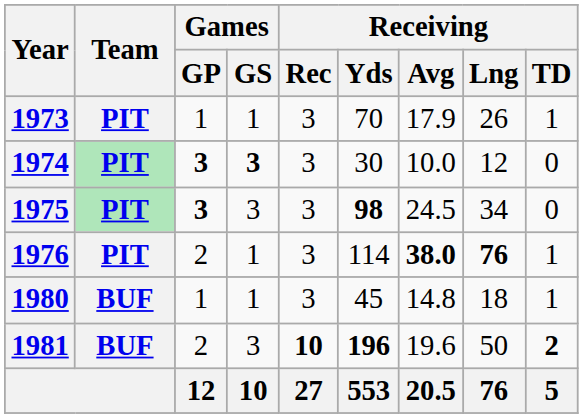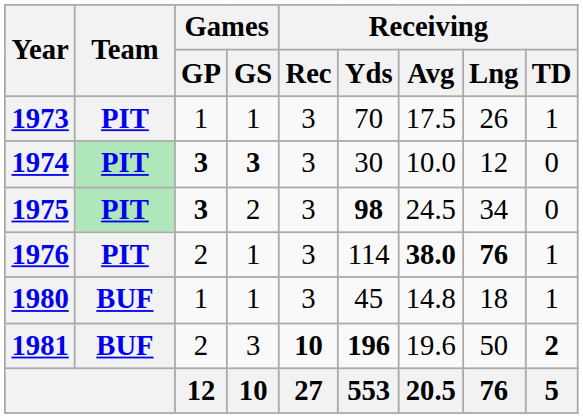(431, 118) 17.9 -> (431, 118) 17.5
(253, 208) 3 -> (253, 208) 2
